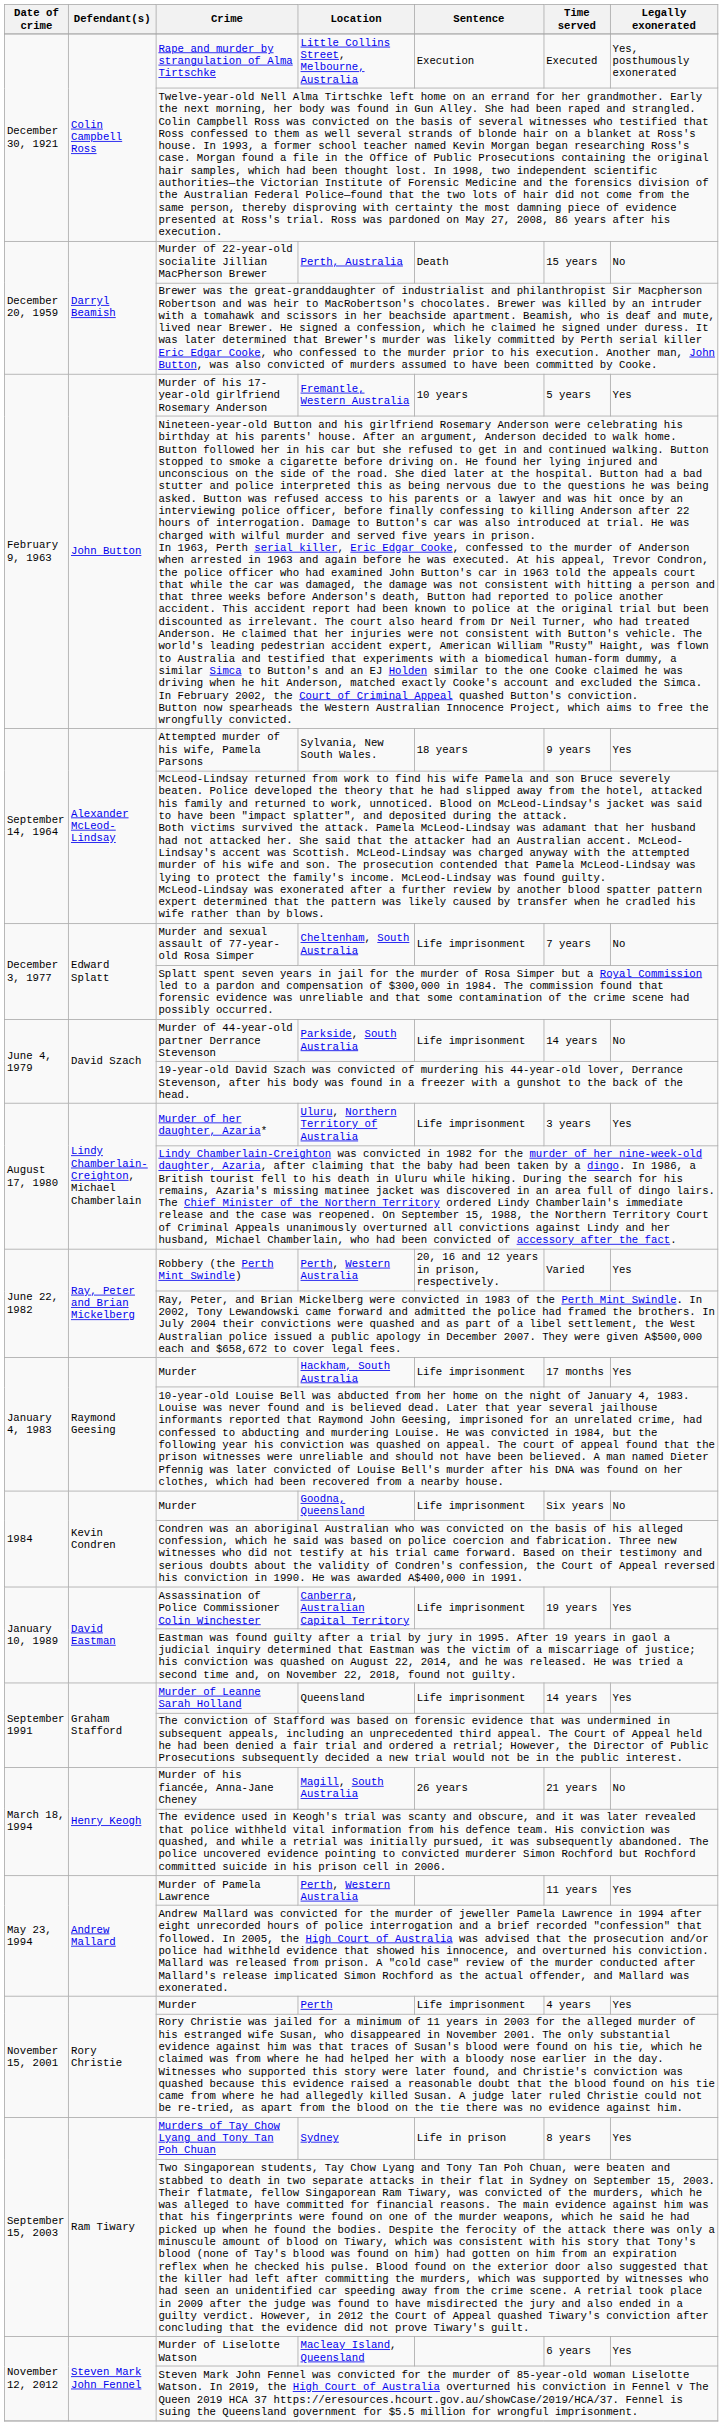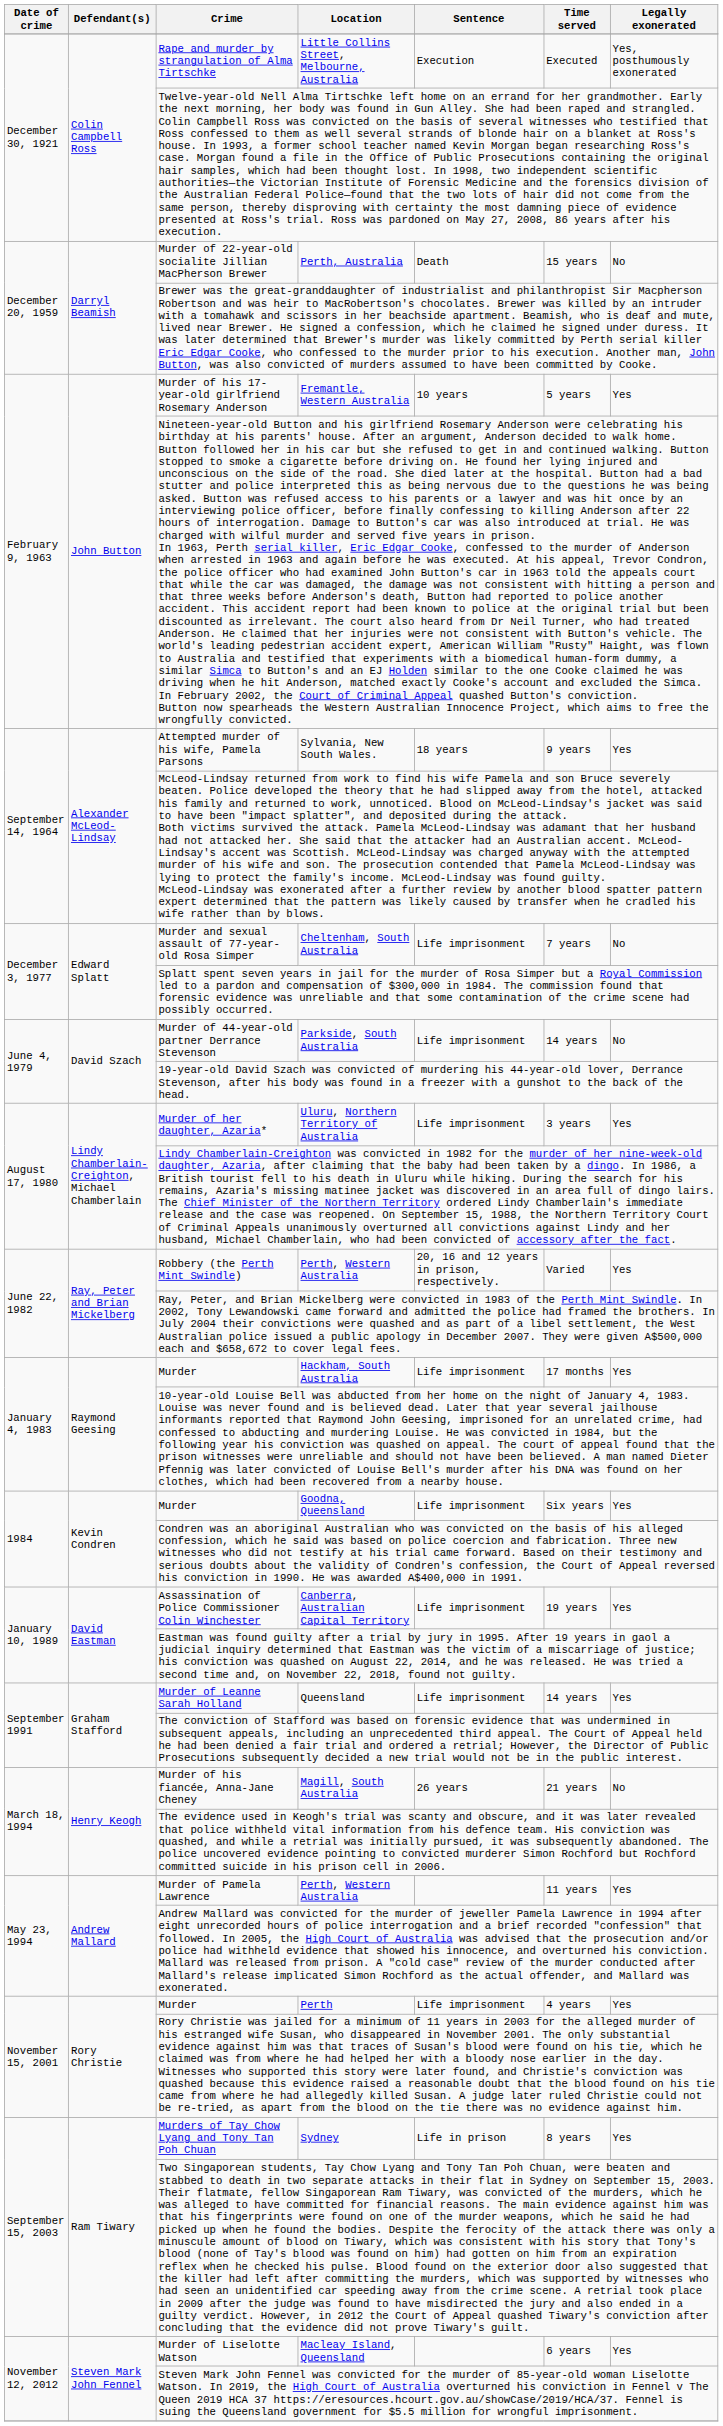(619, 1506) No -> (622, 1506) Yes
